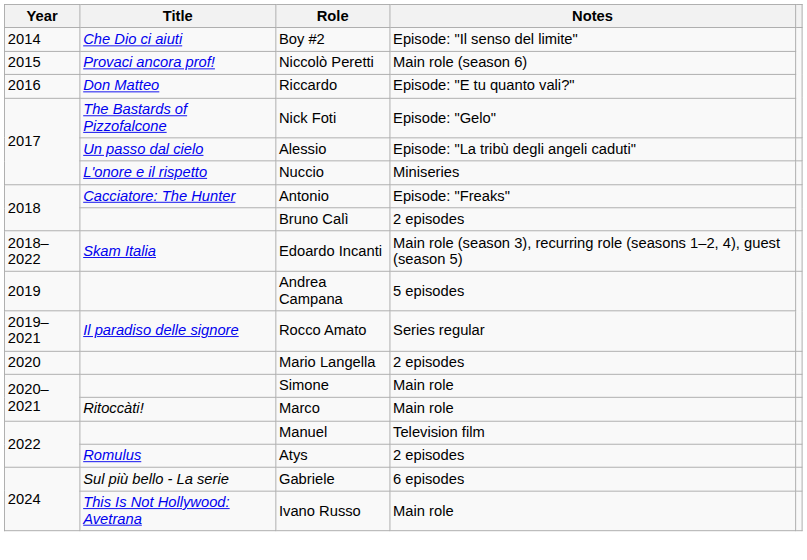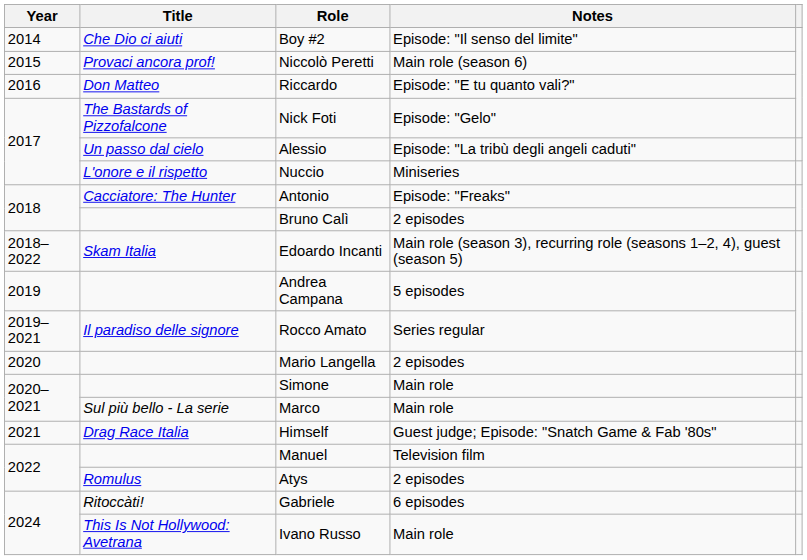(113, 409) Ritoccàti! -> (156, 409) Sul più bello - La serie
+ row: (304, 432)
(156, 479) Sul più bello - La serie -> (113, 502) Ritoccàti!
